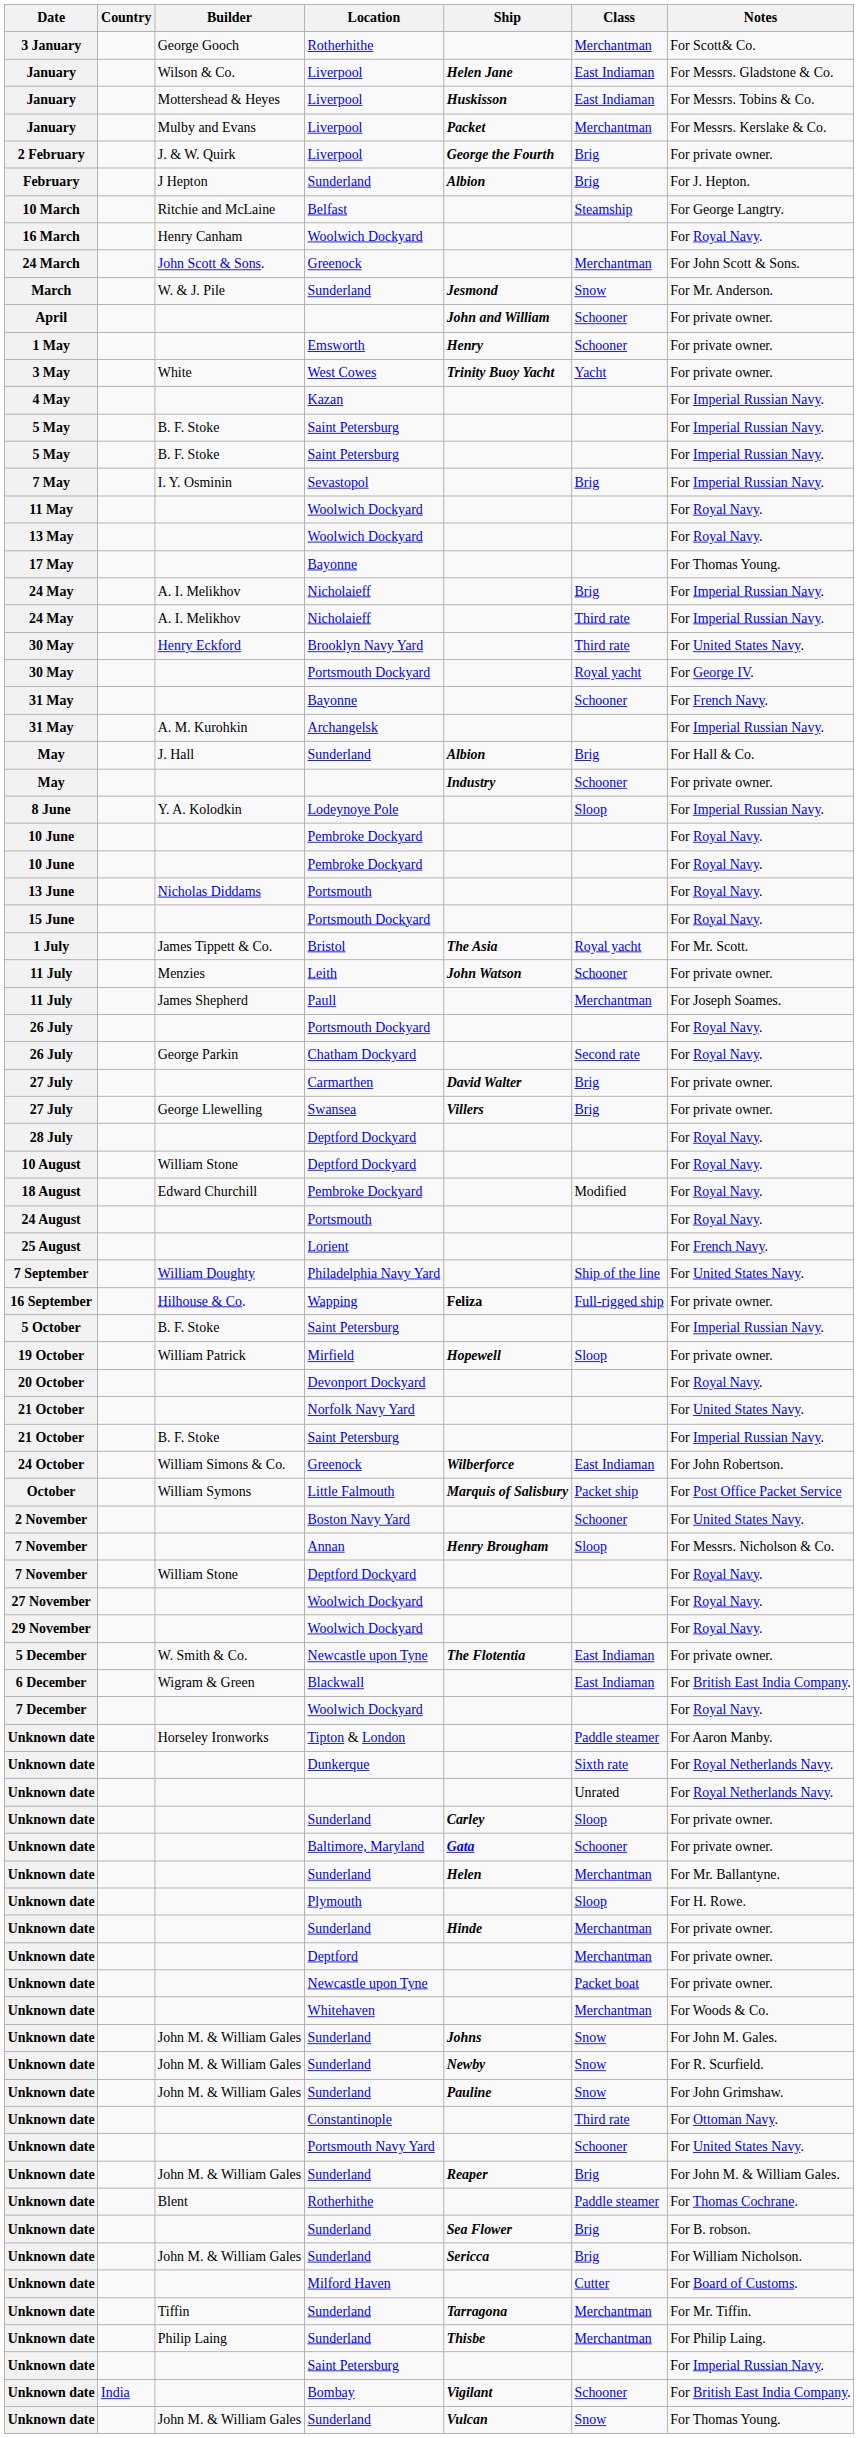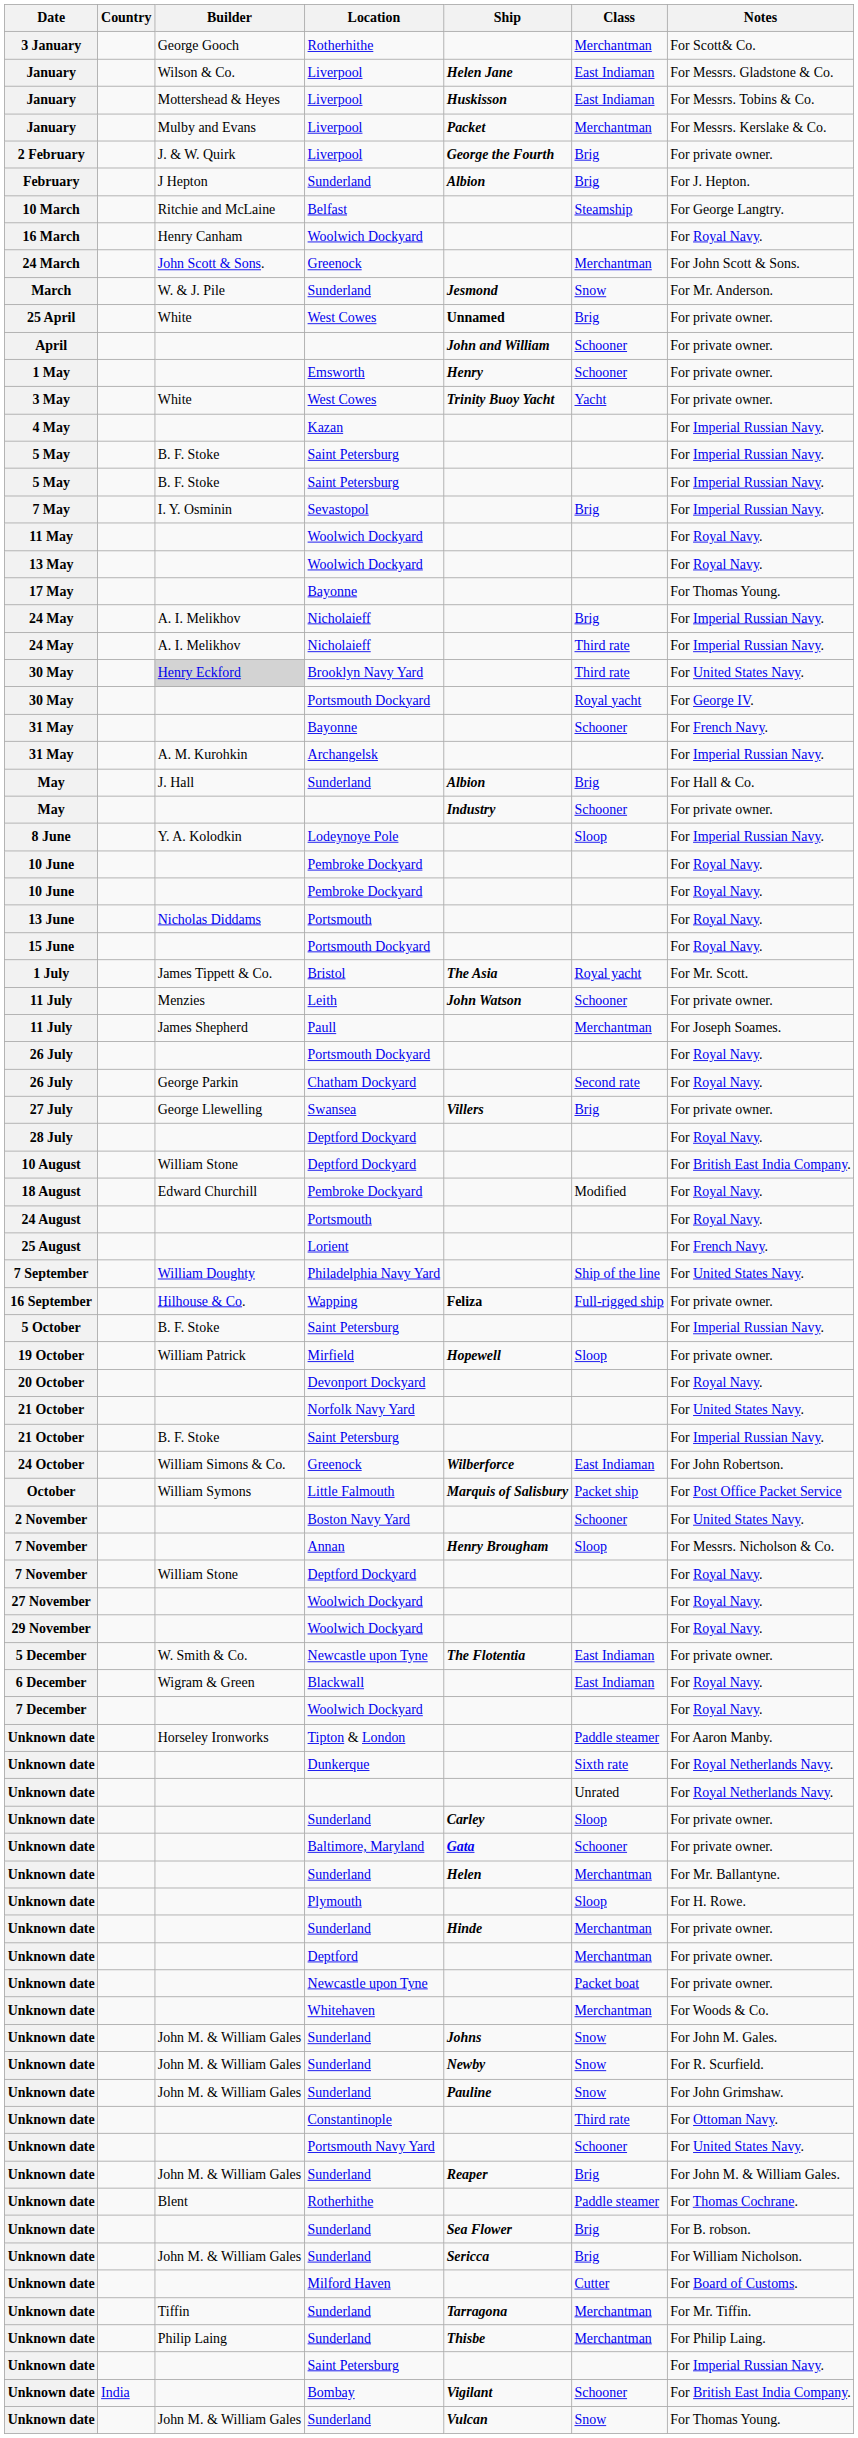+ row: (51, 318)
(199, 645) no background -> (199, 673) lightgrey background
- row: (51, 1082)
(716, 1164) For Royal Navy. -> (760, 1164) For British East India Company.
(760, 1683) For British East India Company. -> (716, 1683) For Royal Navy.
